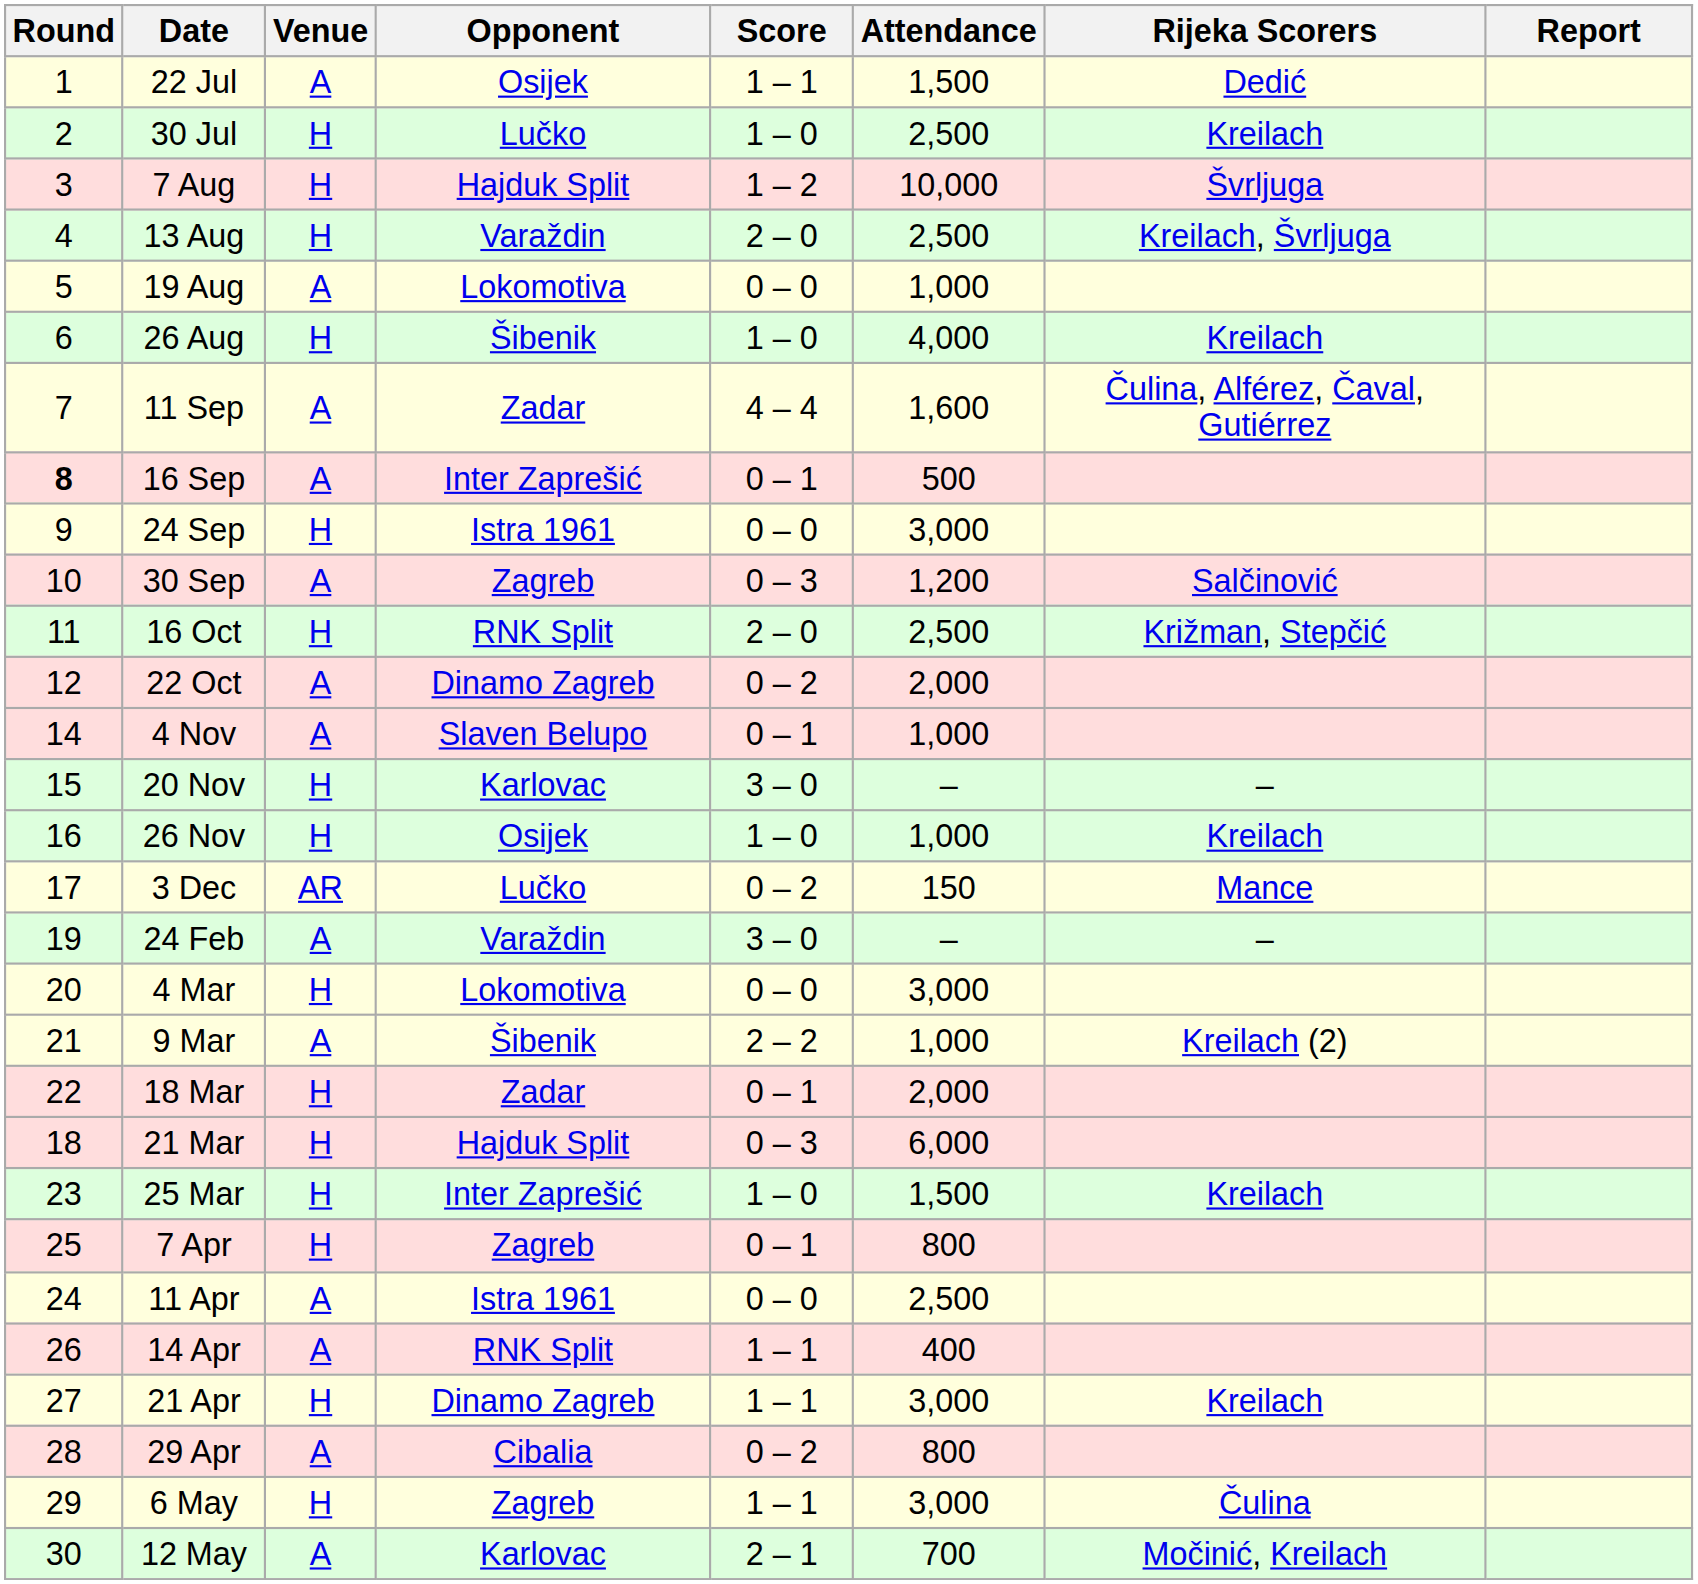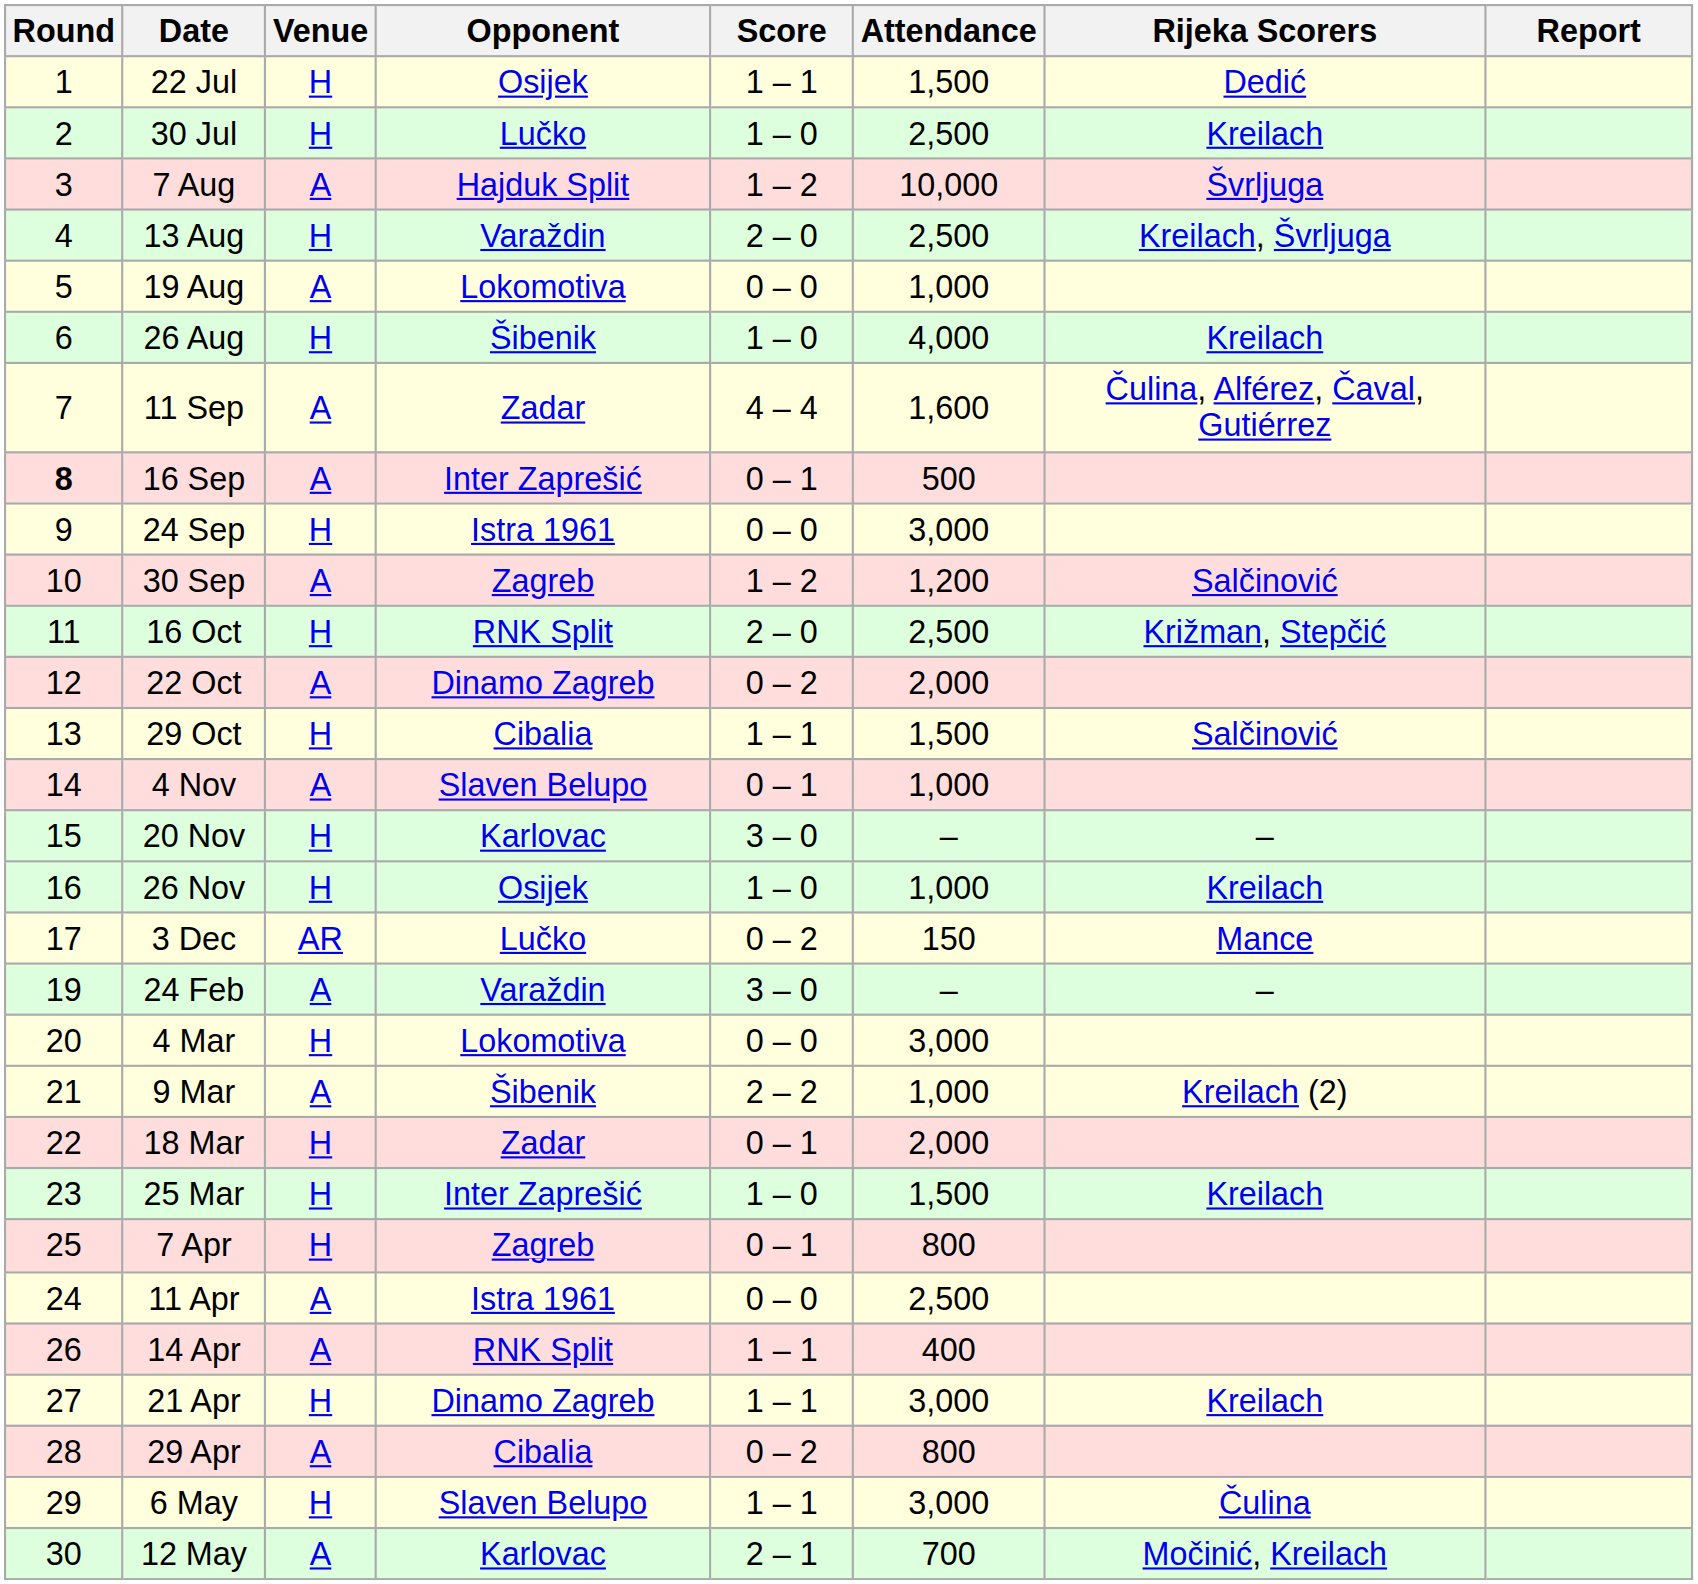(321, 82) A -> (321, 82) H
(321, 185) H -> (321, 185) A
(782, 580) 0 – 3 -> (782, 580) 1 – 2
+ row: (194, 733)
- row: (194, 1143)
(543, 1502) Zagreb -> (543, 1502) Slaven Belupo
